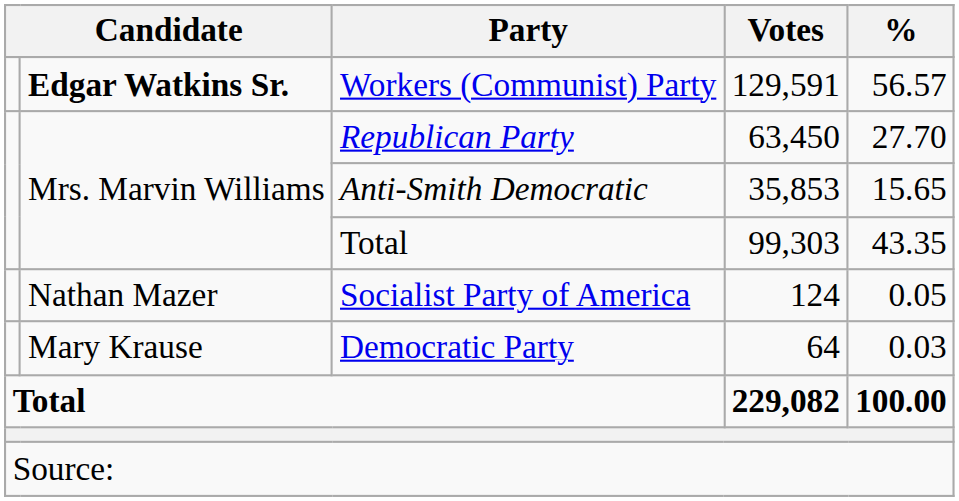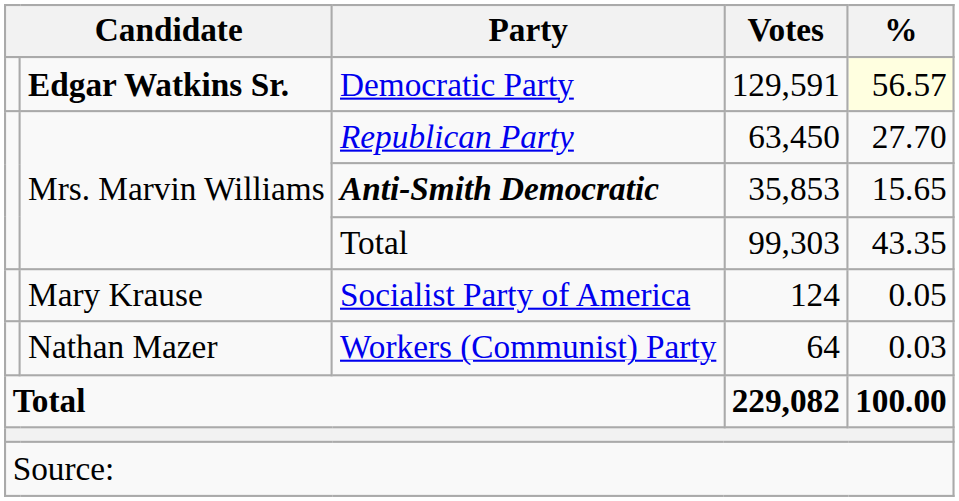(528, 83) Workers (Communist) Party -> (457, 83) Democratic Party
(909, 83) no background -> (909, 83) lightyellow background
(494, 189) normal -> (499, 189) bold
(123, 294) Nathan Mazer -> (115, 294) Mary Krause
(115, 347) Mary Krause -> (123, 347) Nathan Mazer
(457, 347) Democratic Party -> (528, 347) Workers (Communist) Party
